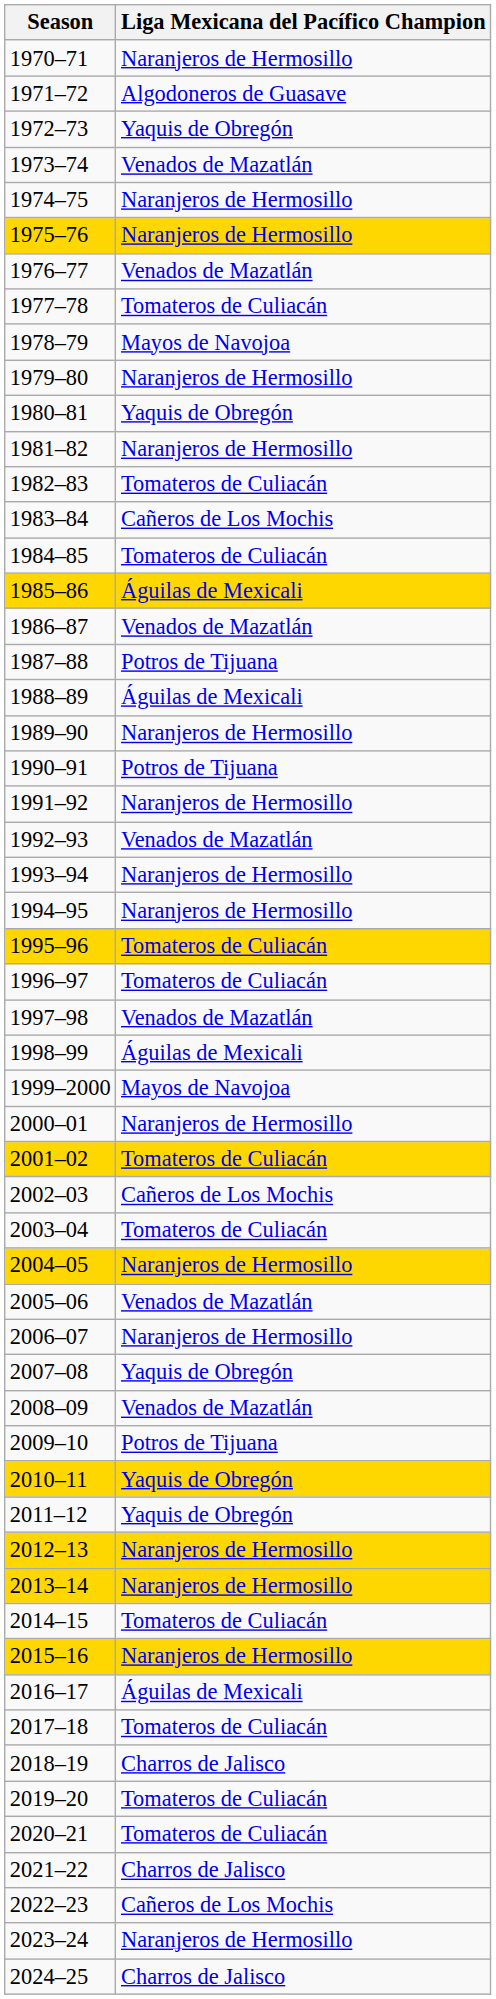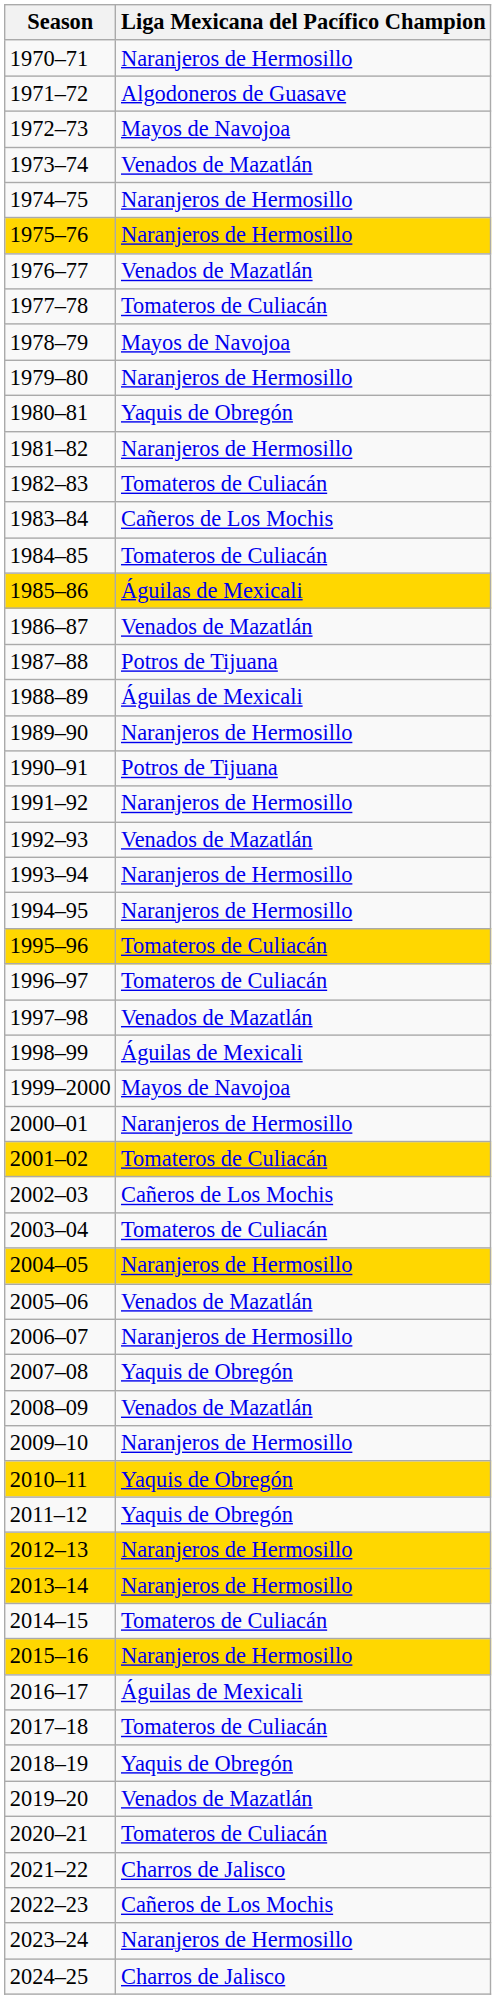(207, 128) Yaquis de Obregón -> (206, 128) Mayos de Navojoa
(199, 1443) Potros de Tijuana -> (237, 1443) Naranjeros de Hermosillo
(203, 1762) Charros de Jalisco -> (207, 1762) Yaquis de Obregón
(224, 1798) Tomateros de Culiacán -> (217, 1798) Venados de Mazatlán
